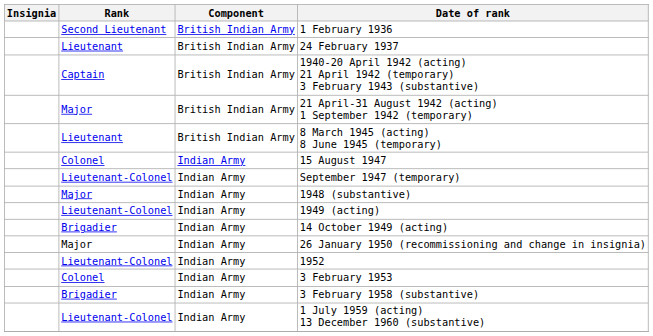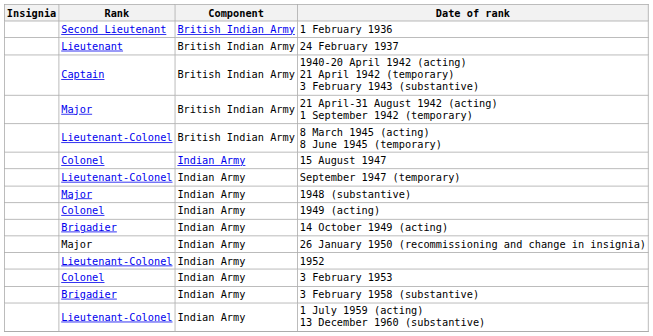(92, 138) Lieutenant -> (117, 138) Lieutenant-Colonel
(117, 211) Lieutenant-Colonel -> (83, 211) Colonel
